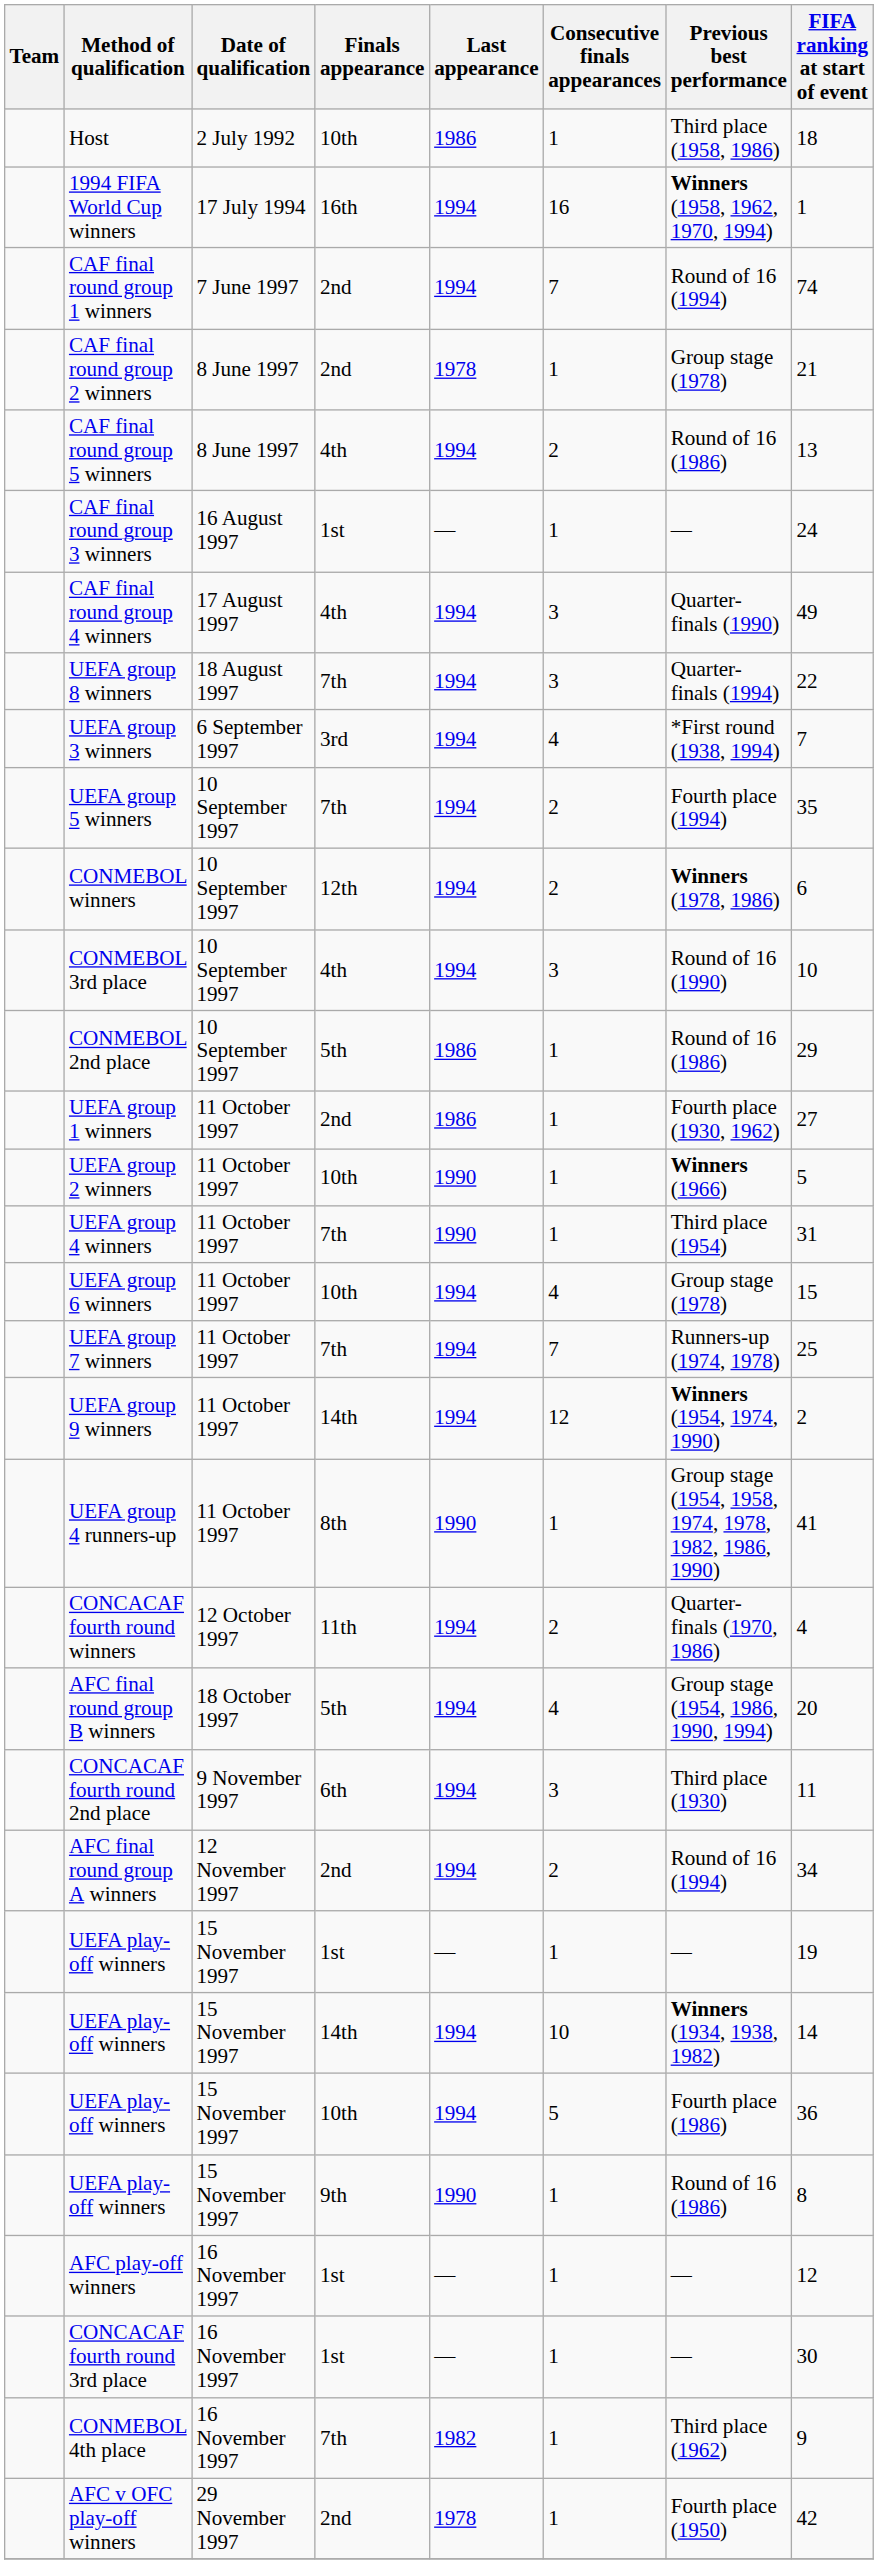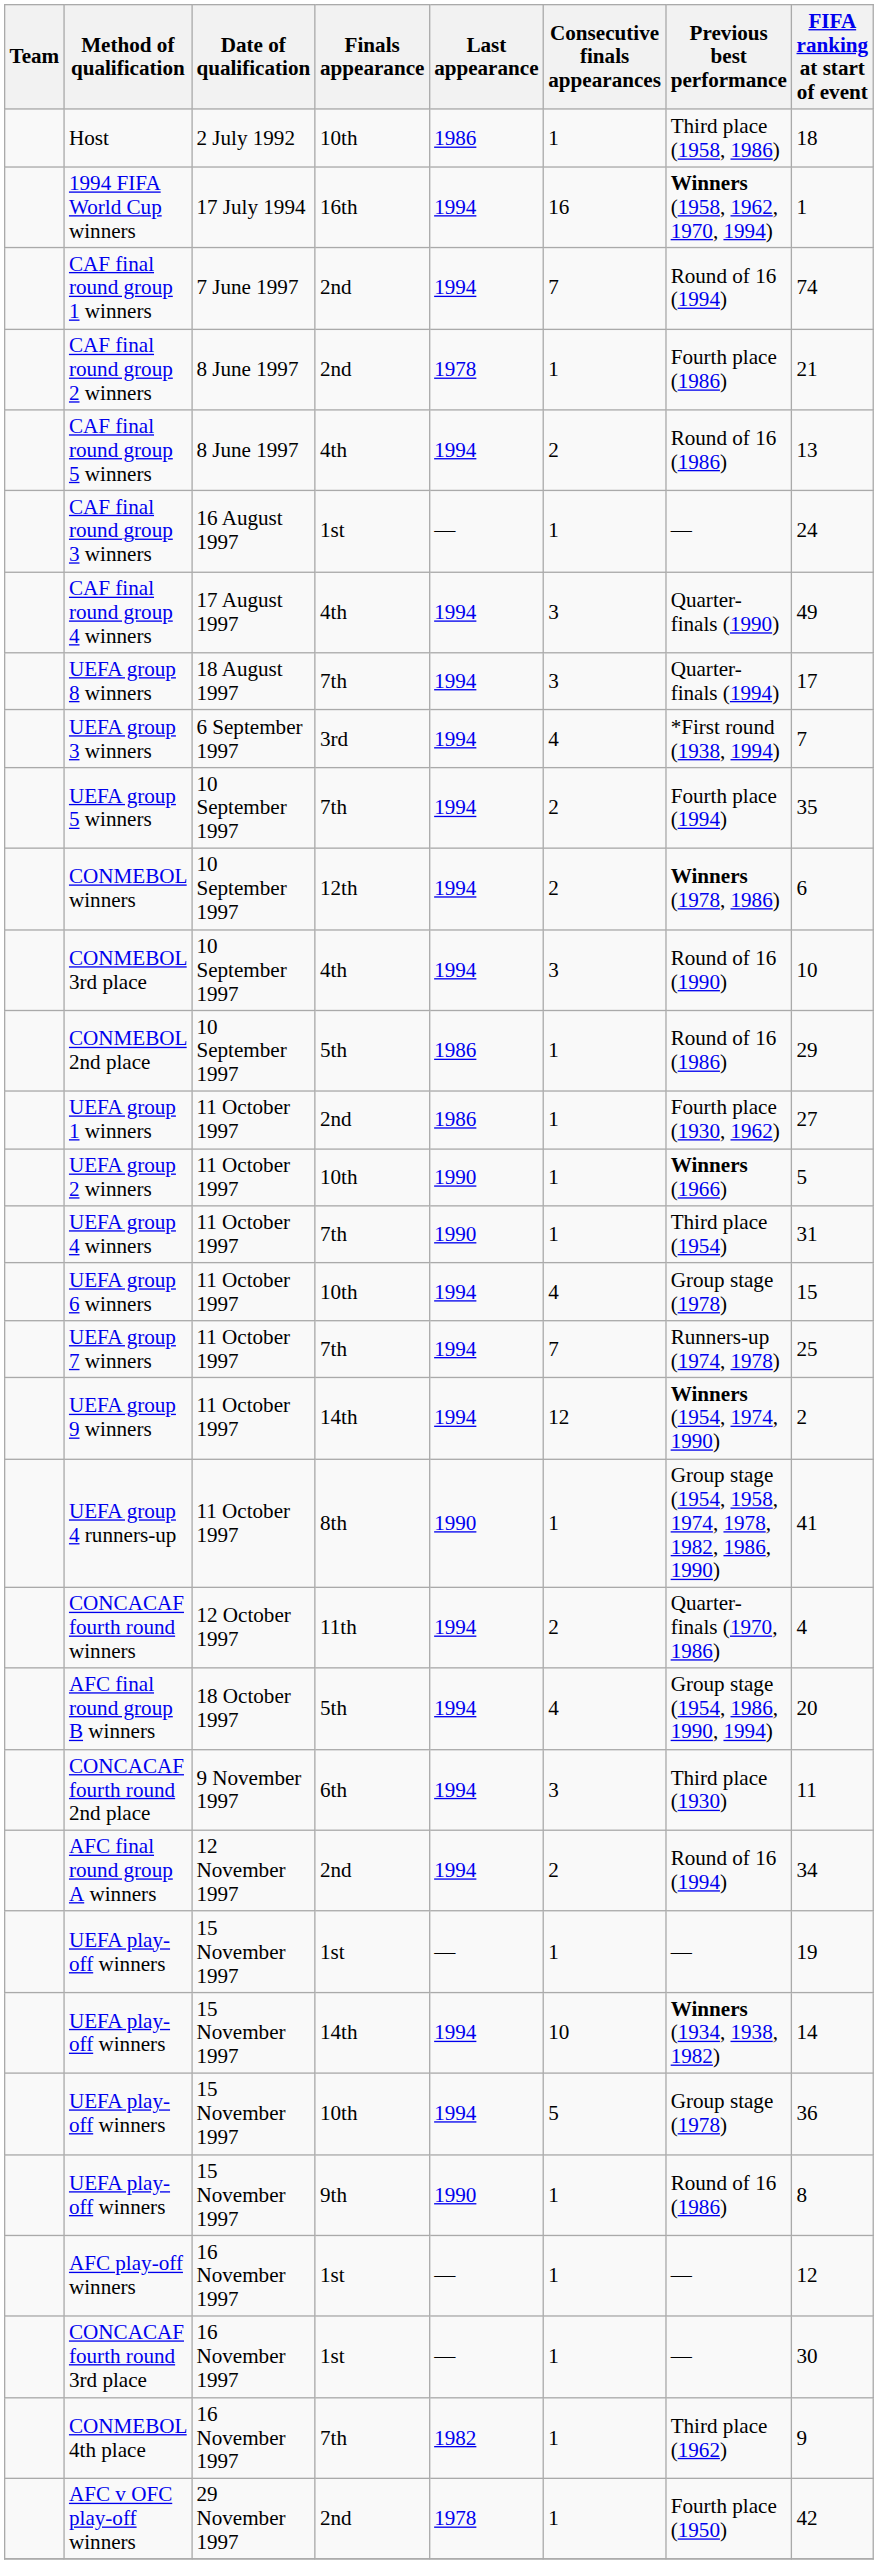(722, 369) Group stage (1978) -> (724, 369) Fourth place (1986)
(807, 681) 22 -> (807, 681) 17
(724, 2113) Fourth place (1986) -> (722, 2113) Group stage (1978)
